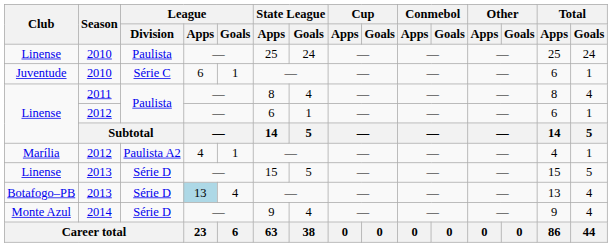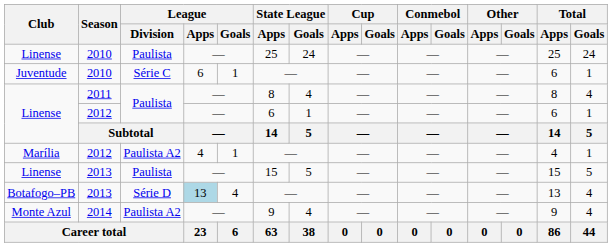(152, 172) Série D -> (152, 172) Paulista
(152, 212) Série D -> (152, 212) Paulista A2
